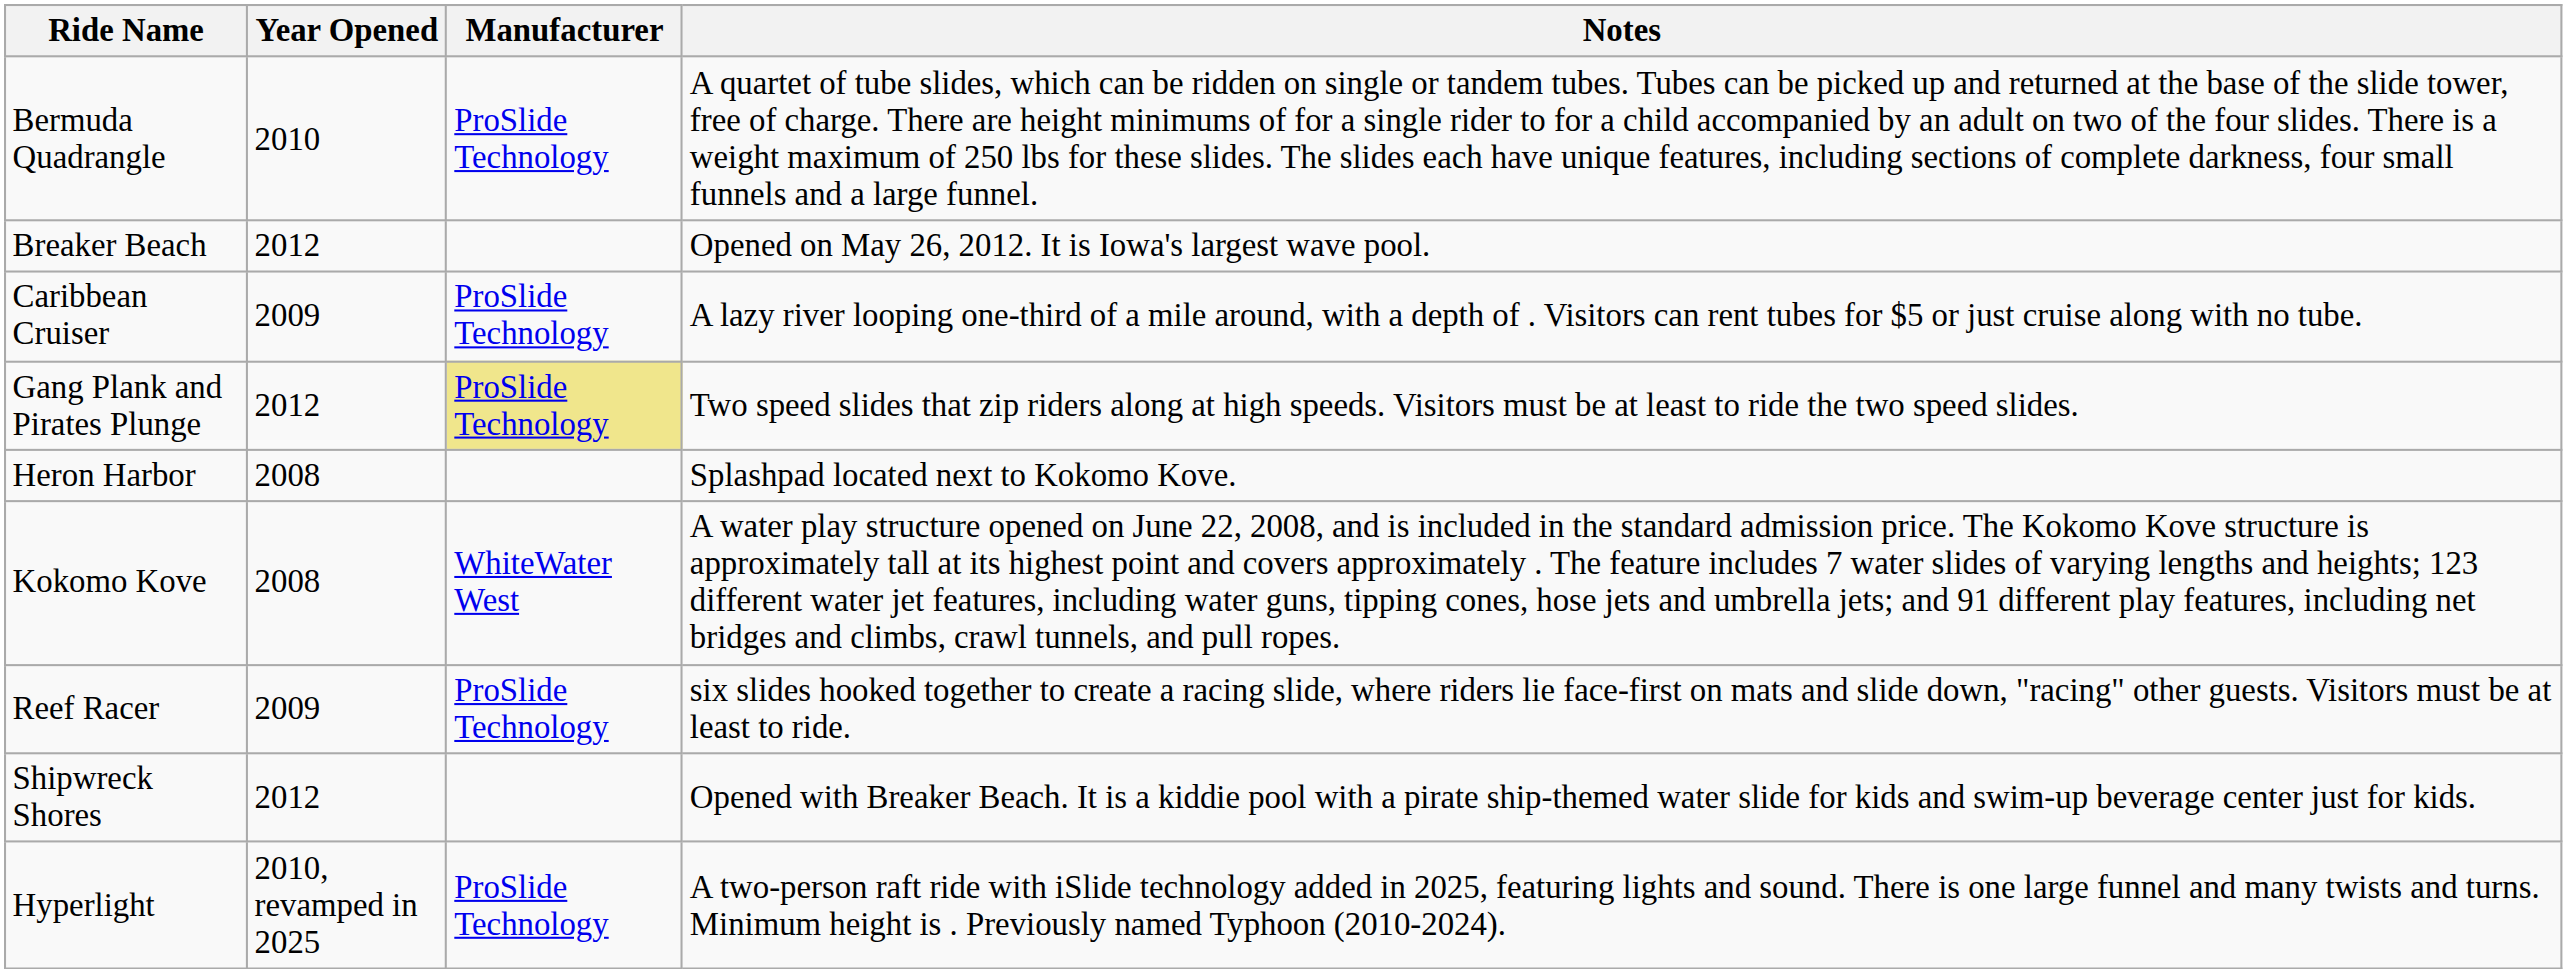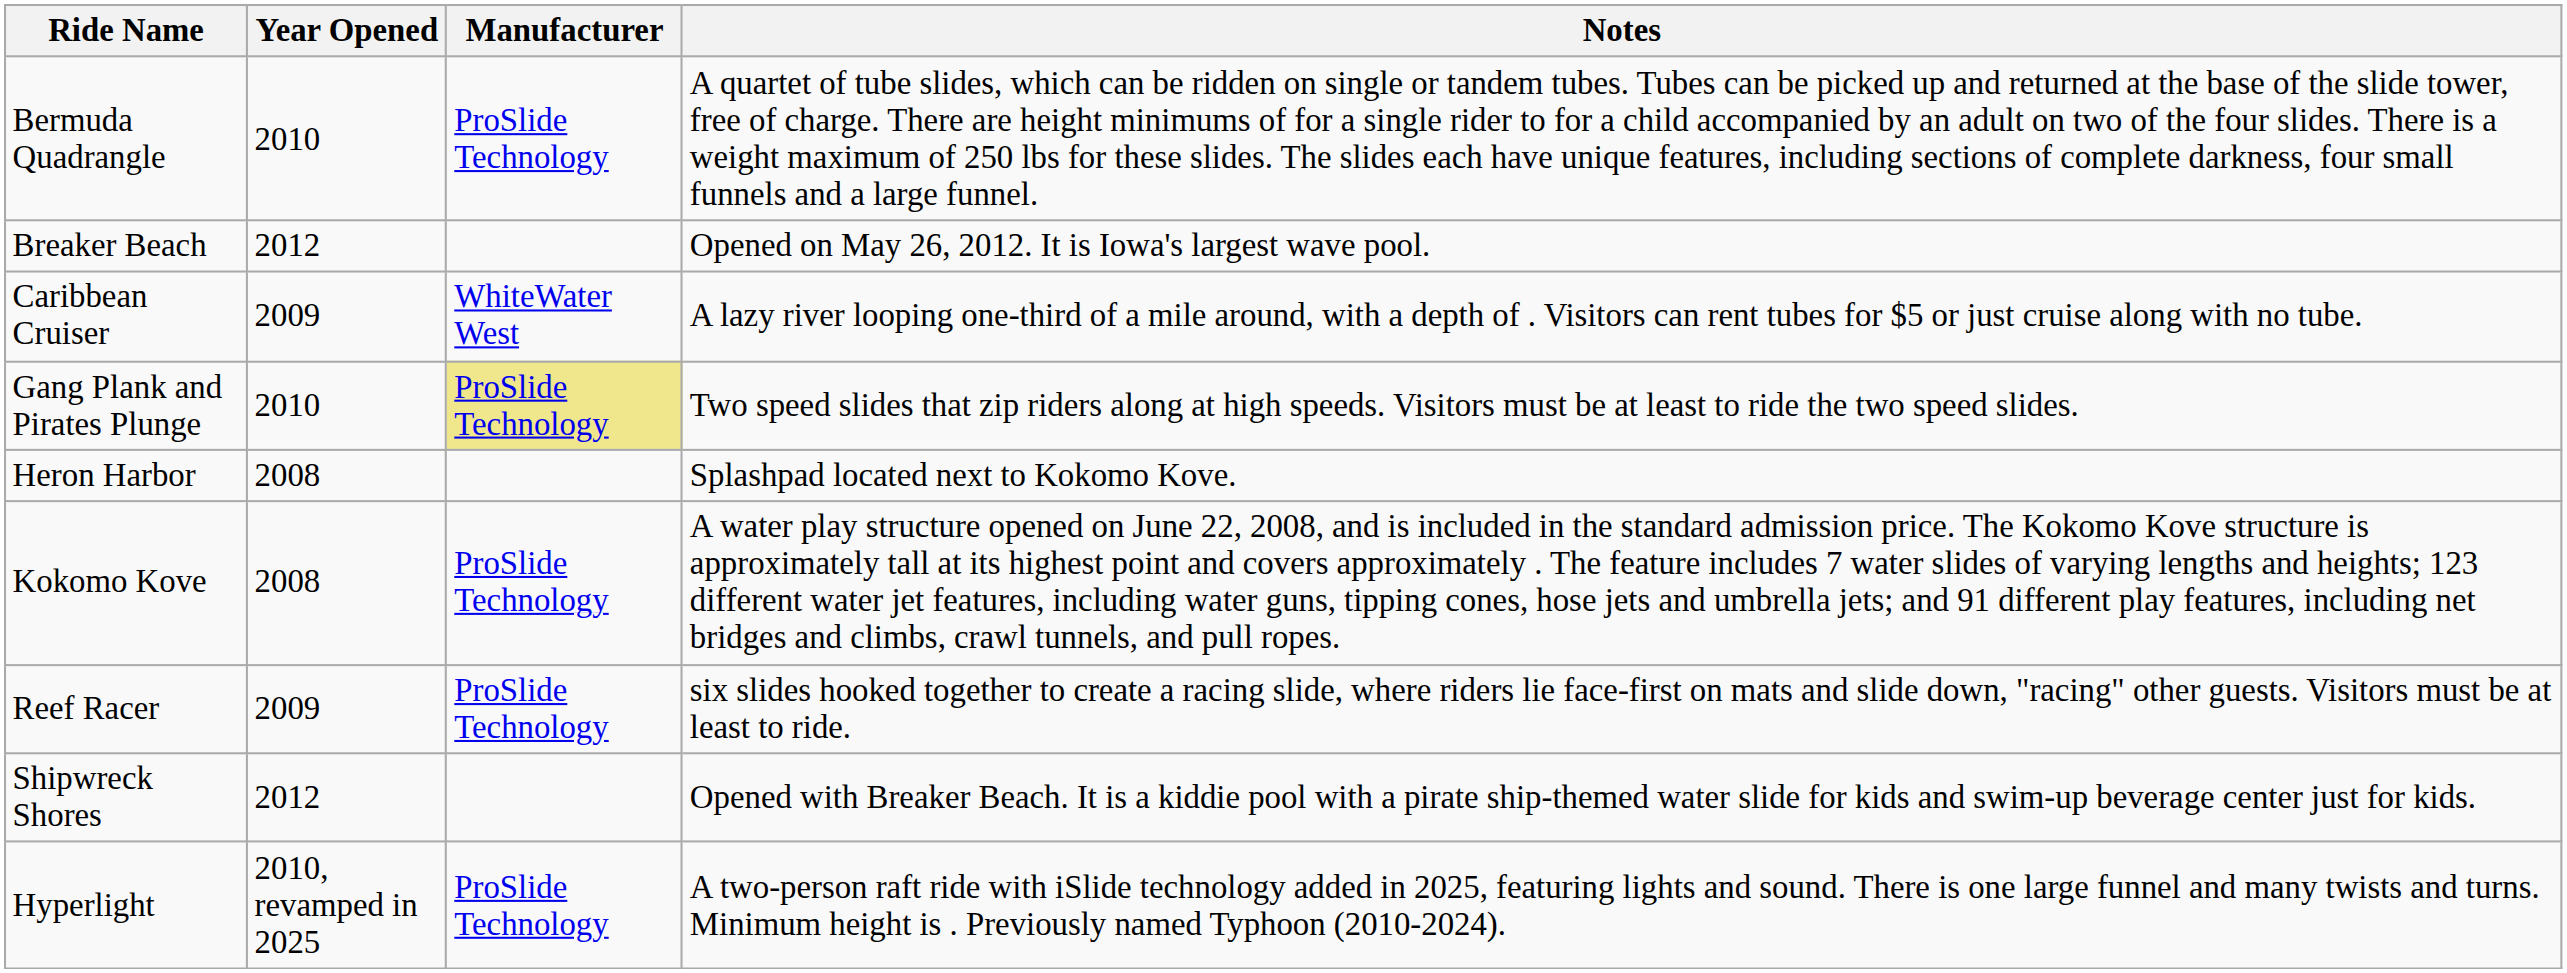(531, 315) ProSlide Technology -> (533, 315) WhiteWater West
(287, 404) 2012 -> (287, 404) 2010
(533, 582) WhiteWater West -> (531, 582) ProSlide Technology
